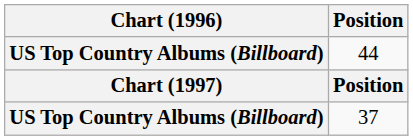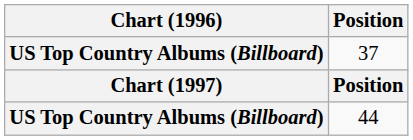rows swapped: (368, 53) <-> (368, 118)
